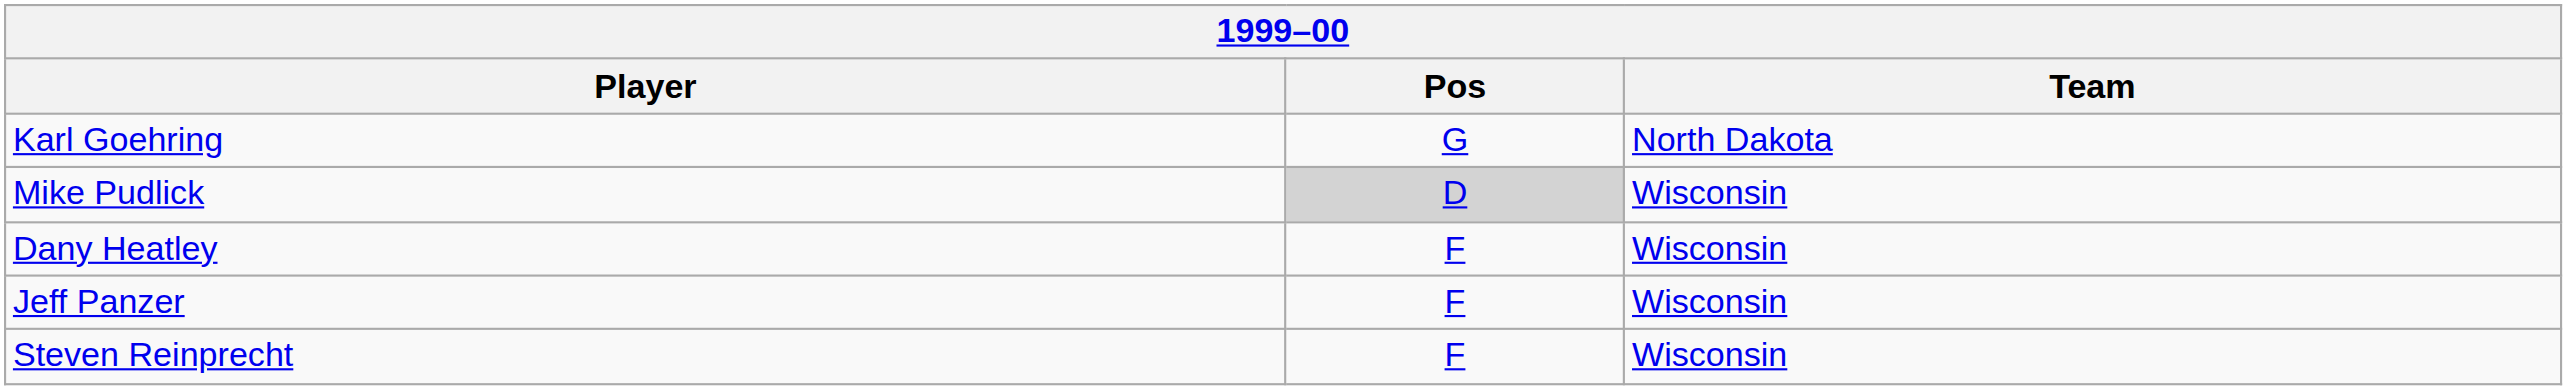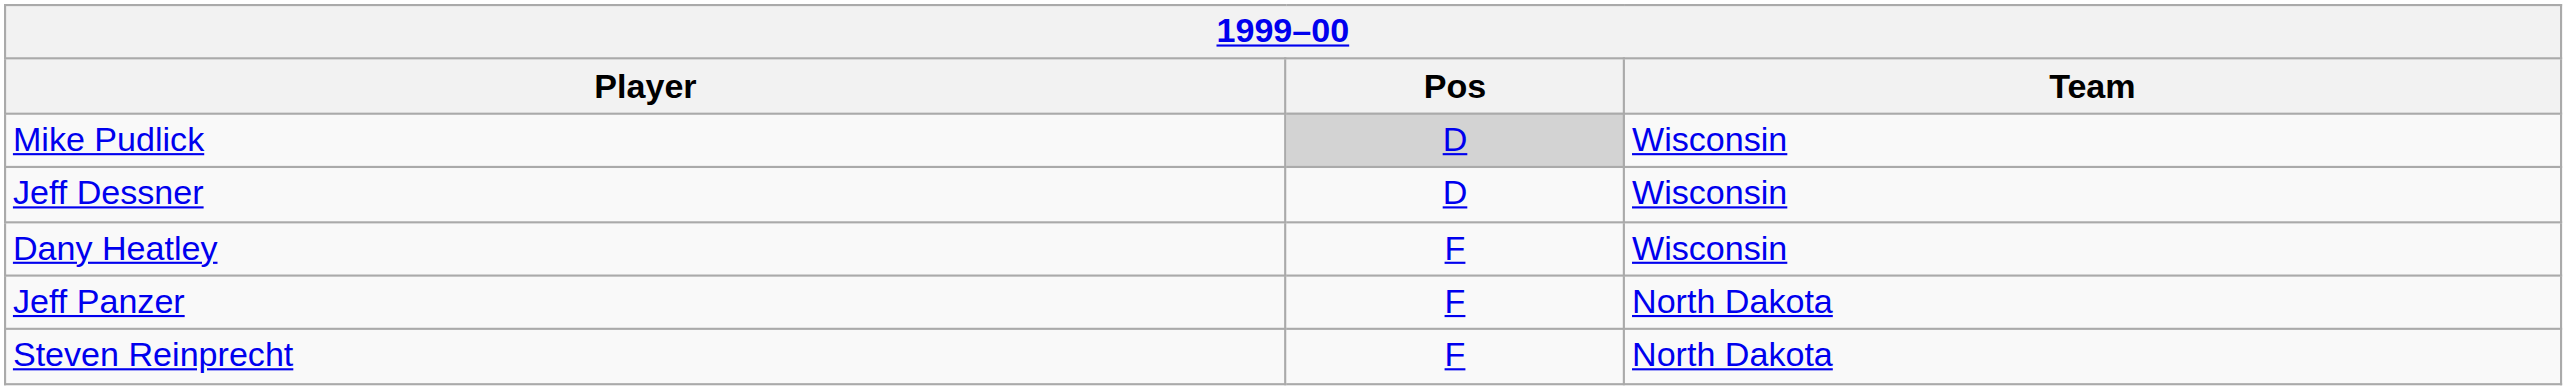- row: (118, 139)
+ row: (108, 193)
(1710, 301) Wisconsin -> (1732, 301) North Dakota
(1710, 355) Wisconsin -> (1732, 355) North Dakota
